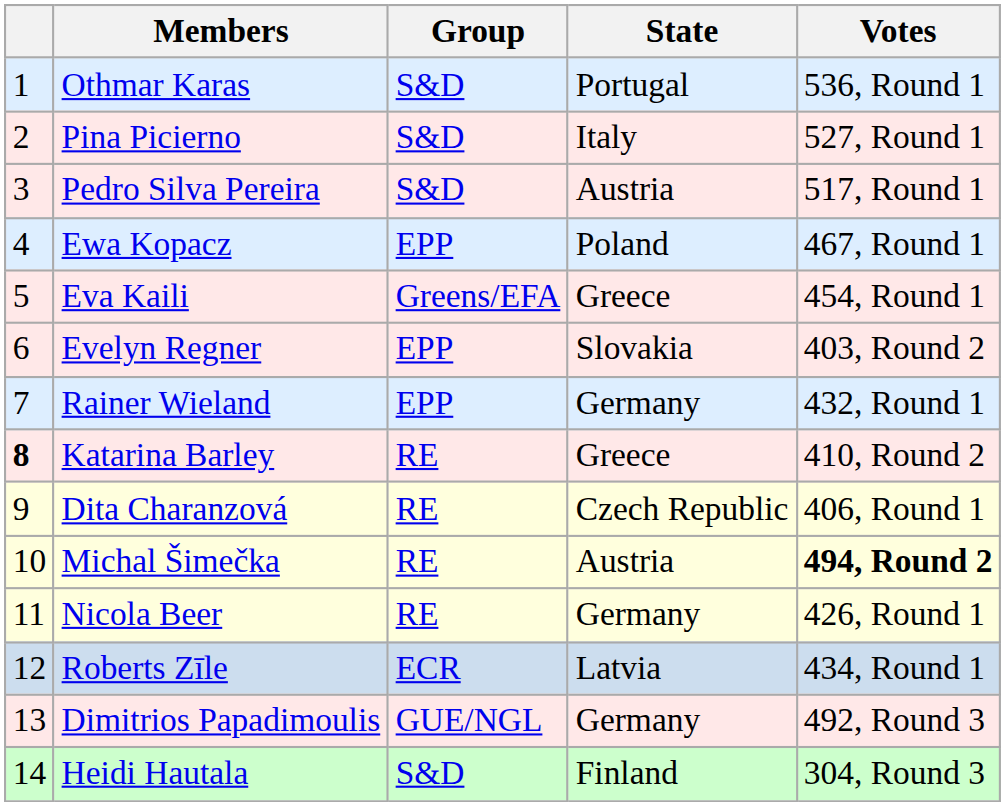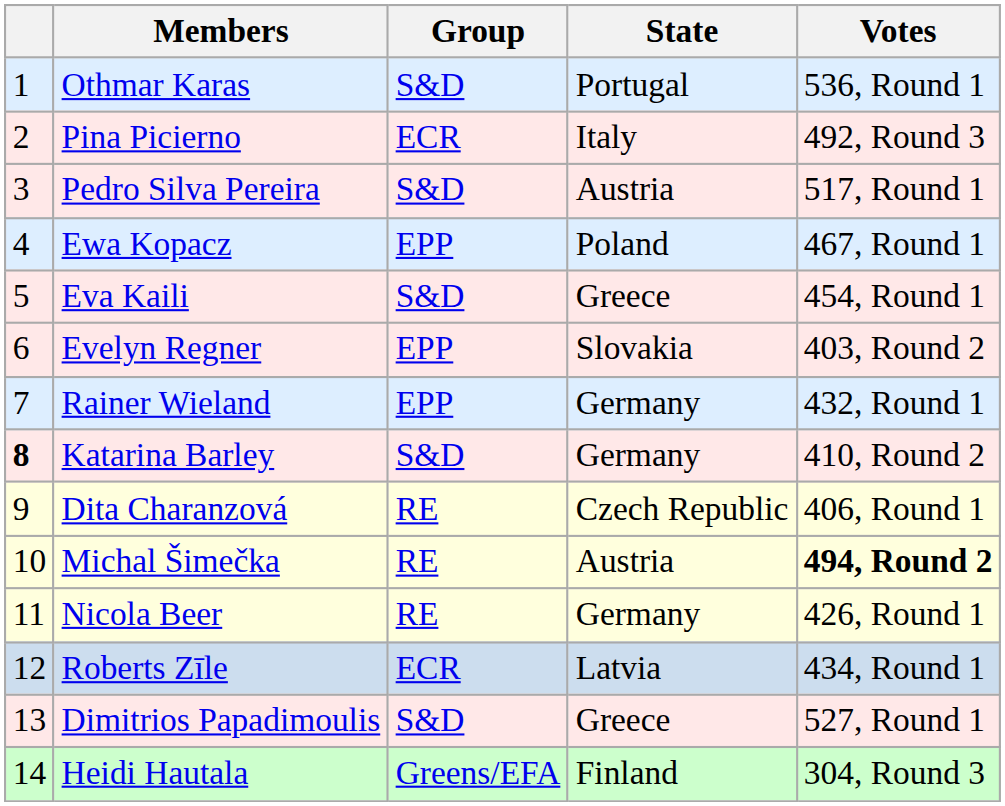(430, 137) S&D -> (428, 137) ECR
(894, 137) 527, Round 1 -> (894, 137) 492, Round 3
(478, 296) Greens/EFA -> (430, 296) S&D
(417, 455) RE -> (430, 455) S&D
(623, 455) Greece -> (638, 455) Germany
(469, 720) GUE/NGL -> (430, 720) S&D
(638, 720) Germany -> (623, 720) Greece
(894, 720) 492, Round 3 -> (894, 720) 527, Round 1
(430, 773) S&D -> (478, 773) Greens/EFA
